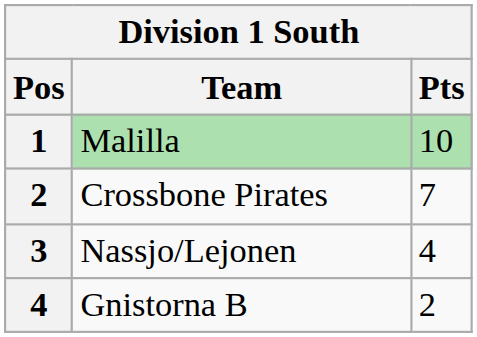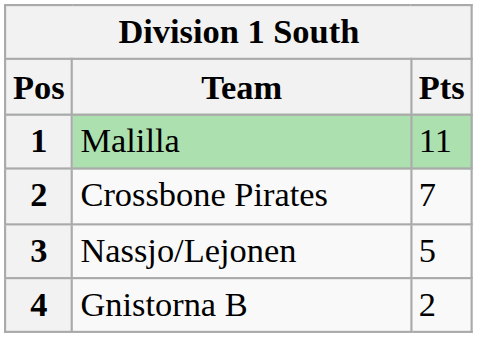(436, 140) 10 -> (435, 140) 11
(427, 250) 4 -> (427, 250) 5
